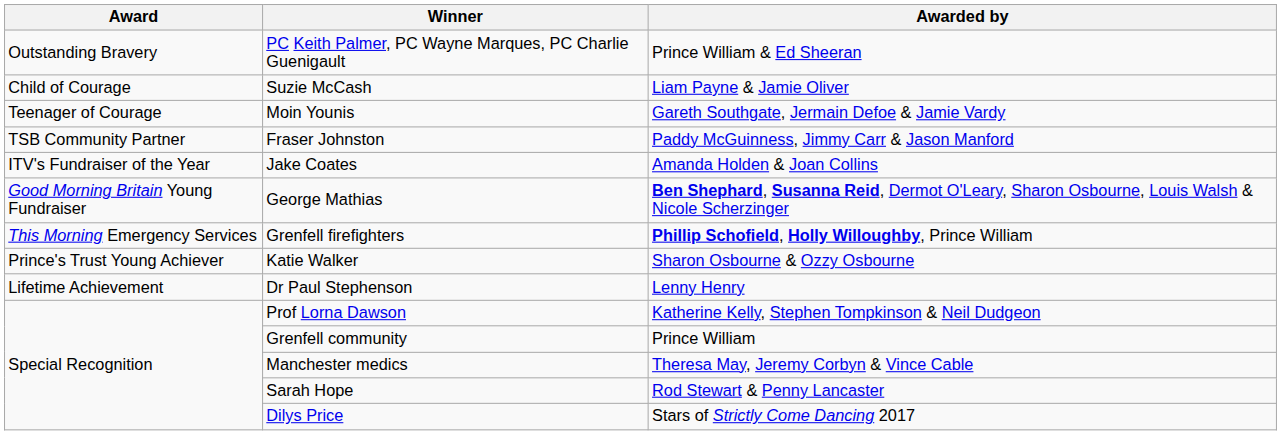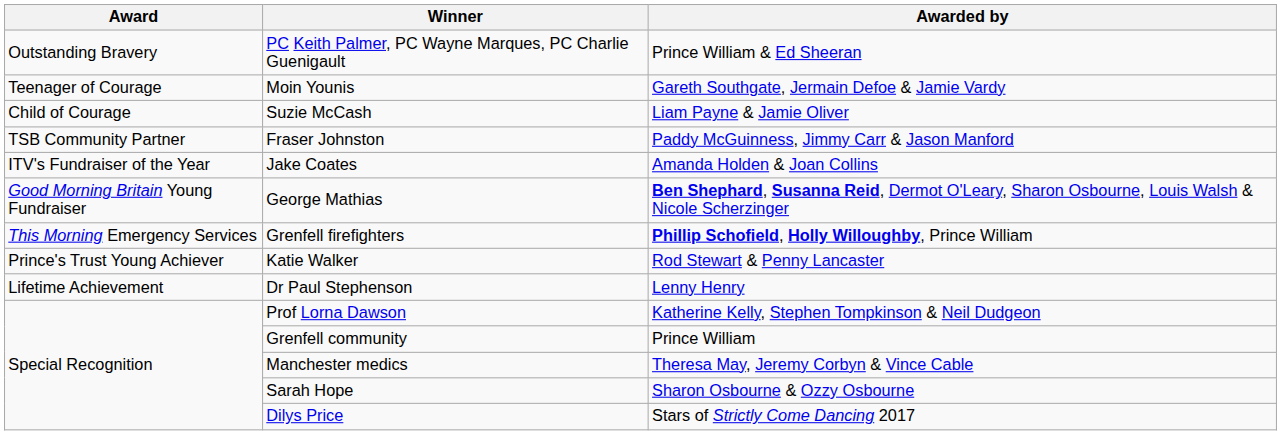rows swapped: (319, 87) <-> (310, 113)
(783, 261) Sharon Osbourne & Ozzy Osbourne -> (768, 261) Rod Stewart & Penny Lancaster
(768, 390) Rod Stewart & Penny Lancaster -> (783, 390) Sharon Osbourne & Ozzy Osbourne
